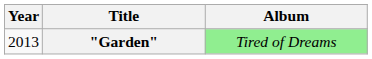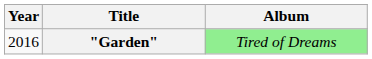(24, 41) 2013 -> (24, 41) 2016
